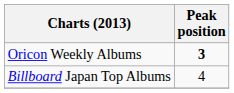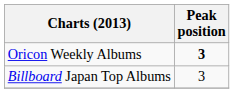(202, 76) 4 -> (202, 76) 3
